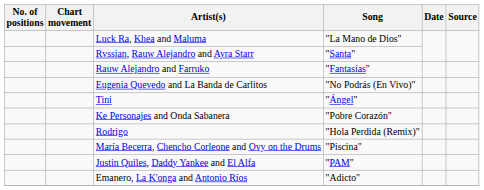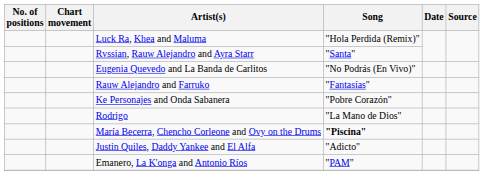(364, 38) "La Mano de Dios" -> (373, 38) "Hola Perdida (Remix)"
rows swapped: (181, 85) <-> (153, 69)
- row: (104, 100)
(373, 131) "Hola Perdida (Remix)" -> (364, 116) "La Mano de Dios"
(344, 147) normal -> (346, 131) bold
(340, 162) "PAM" -> (343, 147) "Adicto"
(343, 178) "Adicto" -> (340, 162) "PAM"
